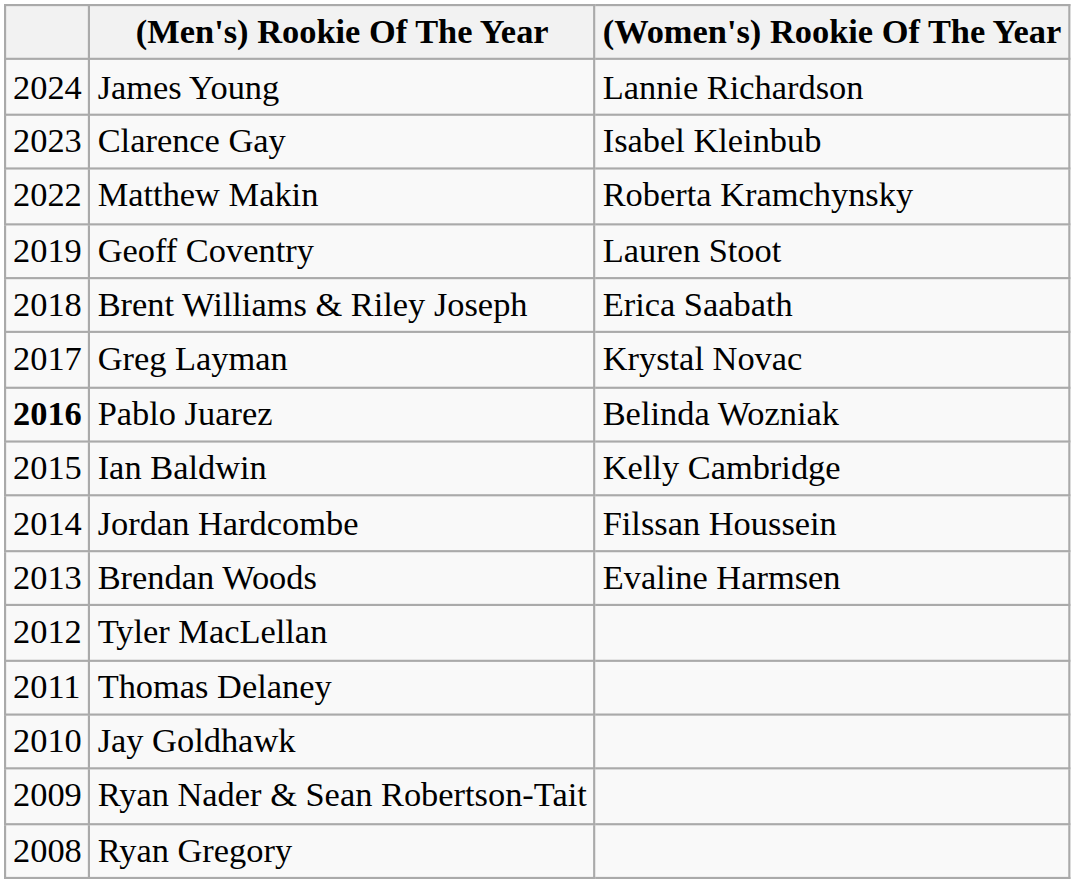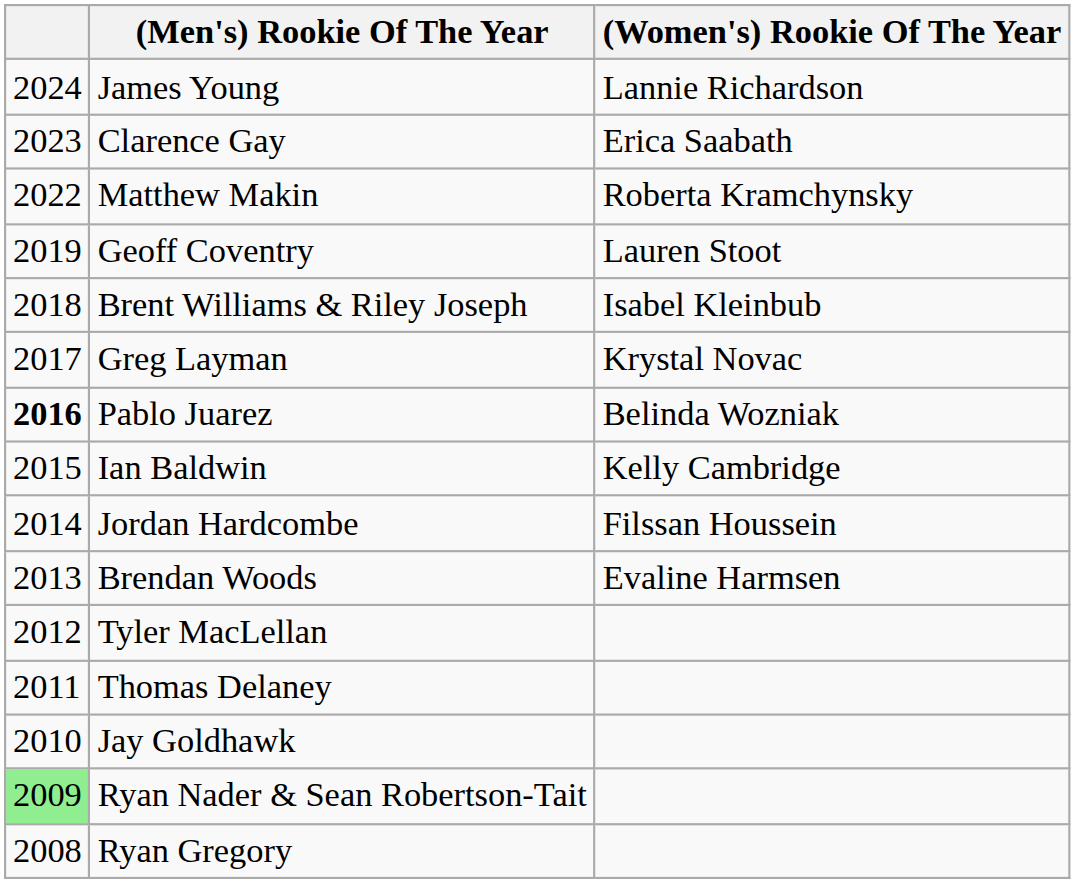(712, 140) Isabel Kleinbub -> (698, 140) Erica Saabath
(698, 304) Erica Saabath -> (712, 304) Isabel Kleinbub
(47, 795) no background -> (47, 795) lightgreen background
